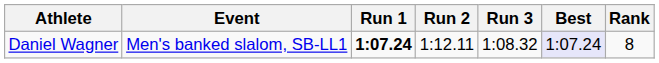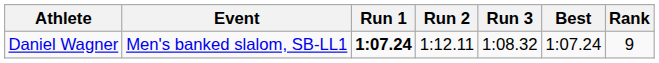(573, 45) lavender background -> (573, 45) no background
(629, 45) 8 -> (629, 45) 9
